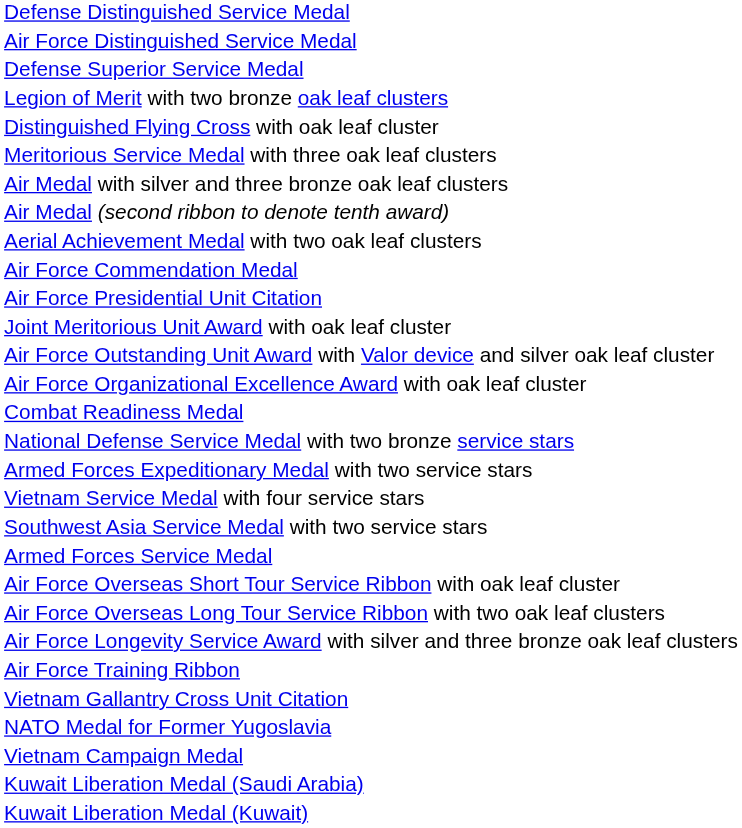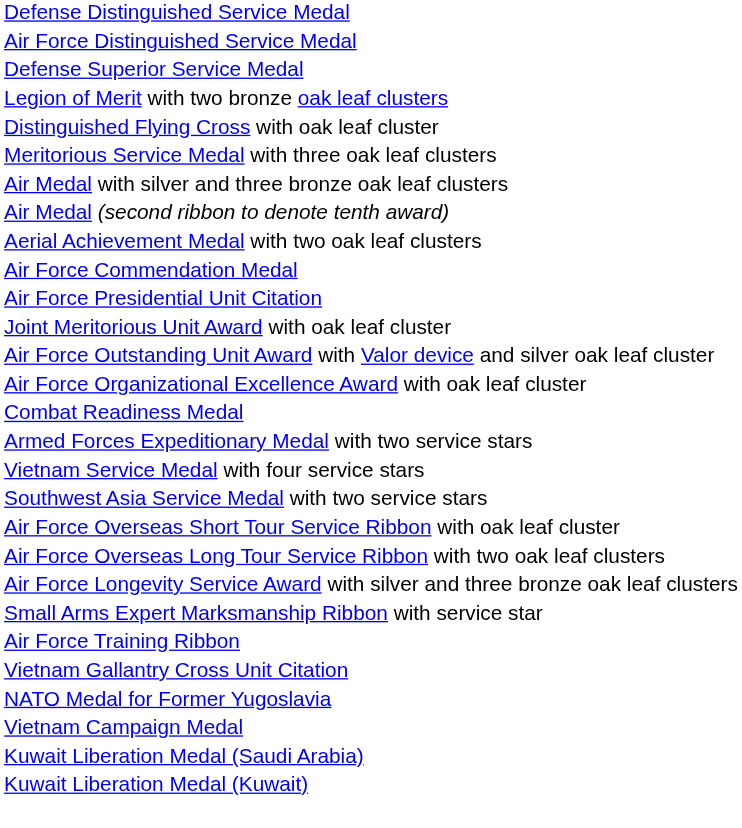- row: (289, 441)
- row: (138, 555)
+ row: (273, 613)
